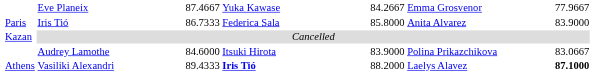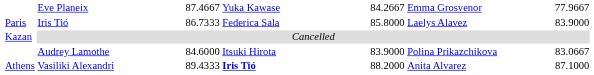(437, 22) Anita Alvarez -> (437, 22) Laelys Alavez
(437, 66) Laelys Alavez -> (437, 66) Anita Alvarez
(572, 66) bold -> (572, 66) normal
